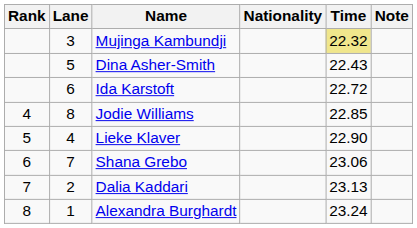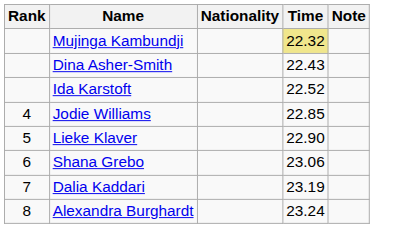- column: (71, 16)
(348, 89) 22.72 -> (305, 89) 22.52
(348, 187) 23.13 -> (305, 187) 23.19
